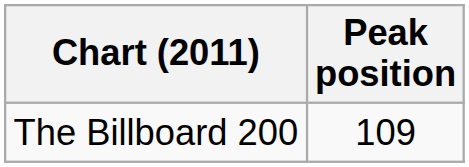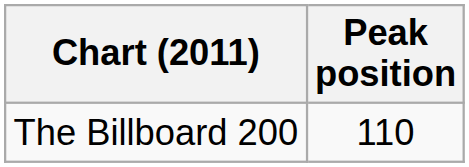(386, 131) 109 -> (386, 131) 110
